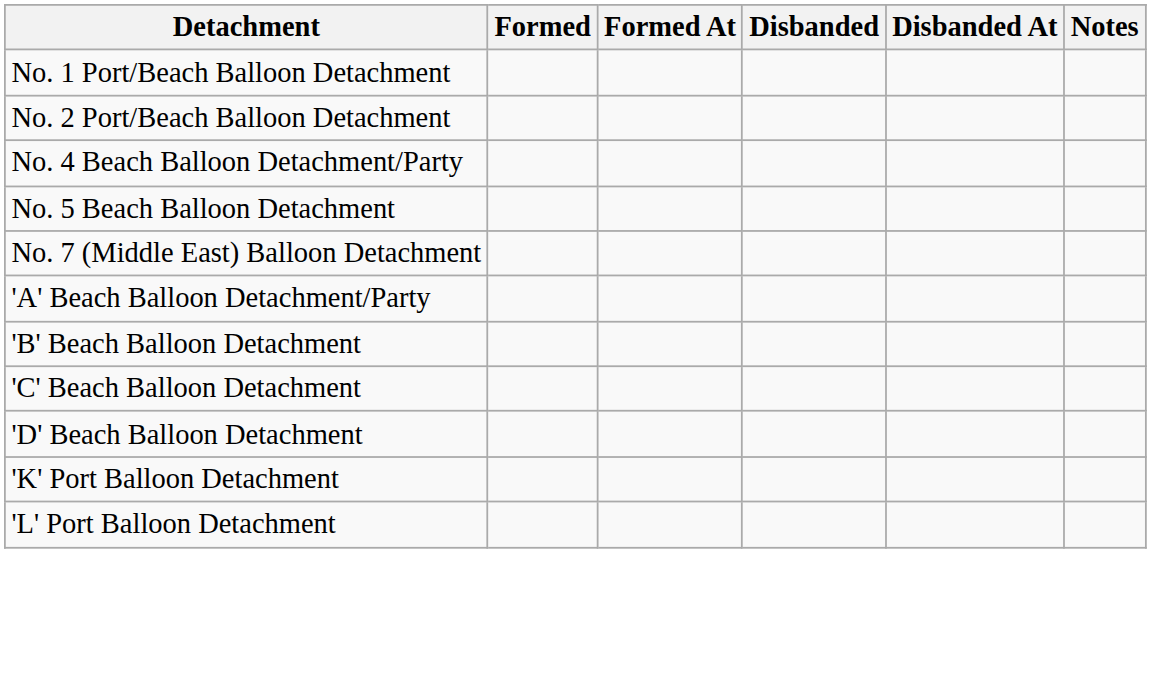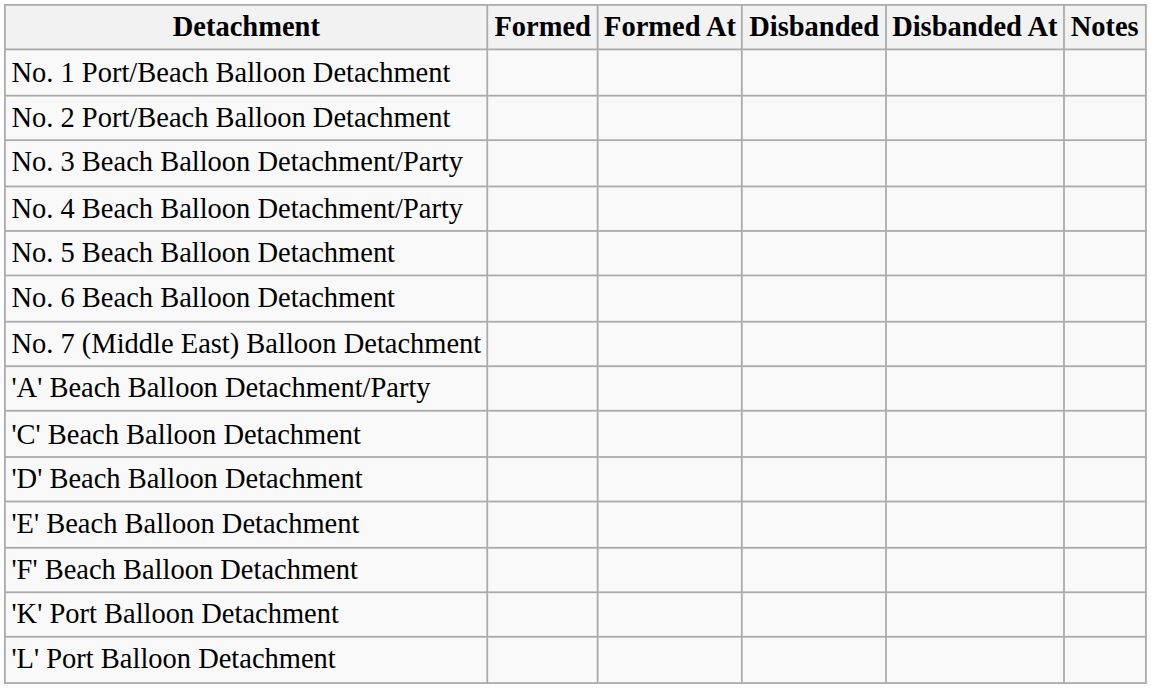+ row: (237, 162)
+ row: (203, 298)
- row: (186, 343)
+ row: (185, 523)
+ row: (185, 569)
